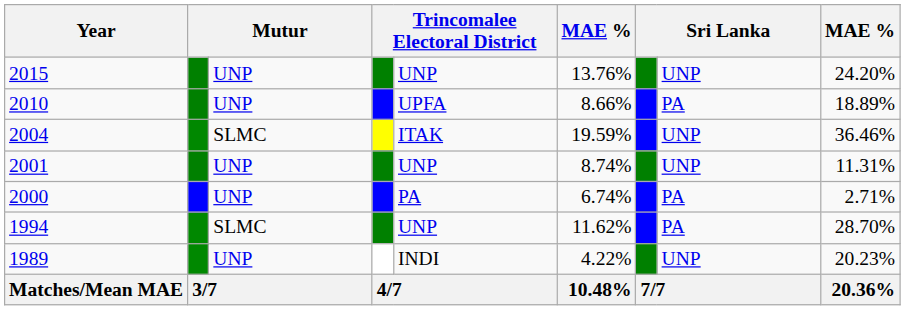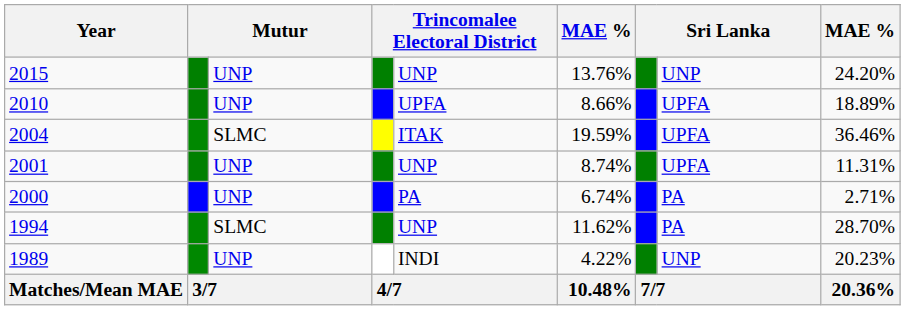(673, 103) PA -> (686, 103) UPFA
(681, 134) UNP -> (686, 134) UPFA
(681, 165) UNP -> (686, 165) UPFA
